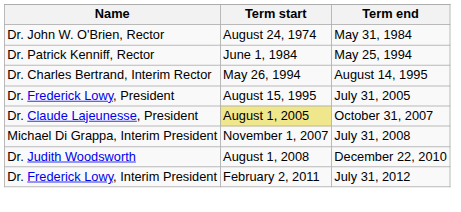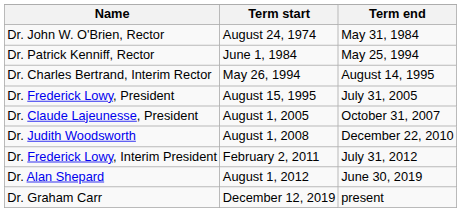(266, 116) khaki background -> (266, 116) no background
- row: (112, 136)
+ row: (56, 177)
+ row: (55, 197)
